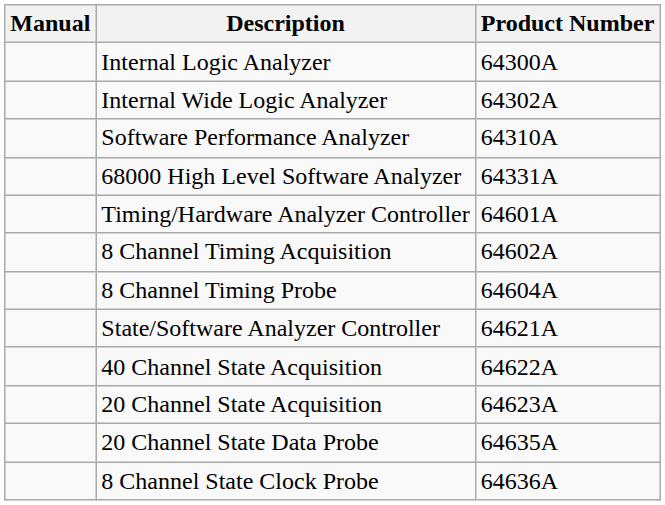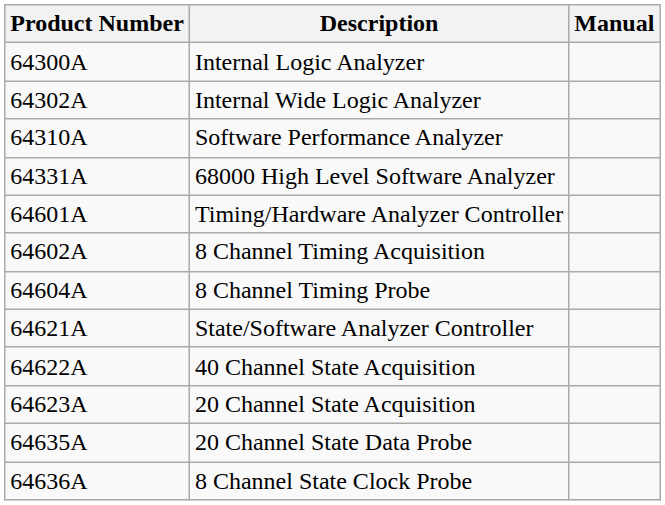columns swapped: (568, 23) <-> (50, 23)
